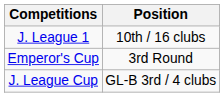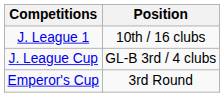rows swapped: (53, 59) <-> (53, 80)
